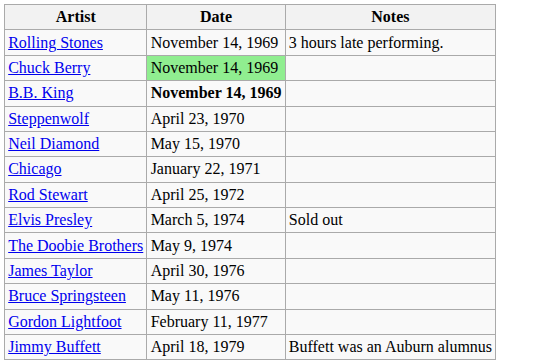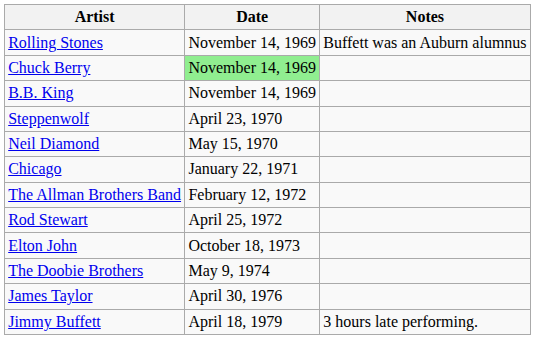(366, 42) 3 hours late performing. -> (425, 42) Buffett was an Auburn alumnus
(216, 93) bold -> (252, 93) normal
+ row: (95, 194)
+ row: (43, 245)
- row: (50, 220)
- row: (67, 296)
- row: (65, 321)
(390, 347) Buffett was an Auburn alumnus -> (401, 321) 3 hours late performing.
